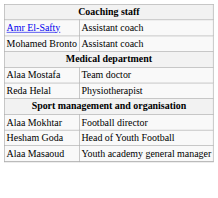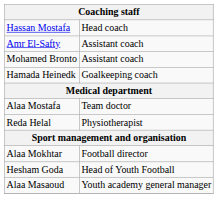+ row: (38, 28)
+ row: (41, 75)
